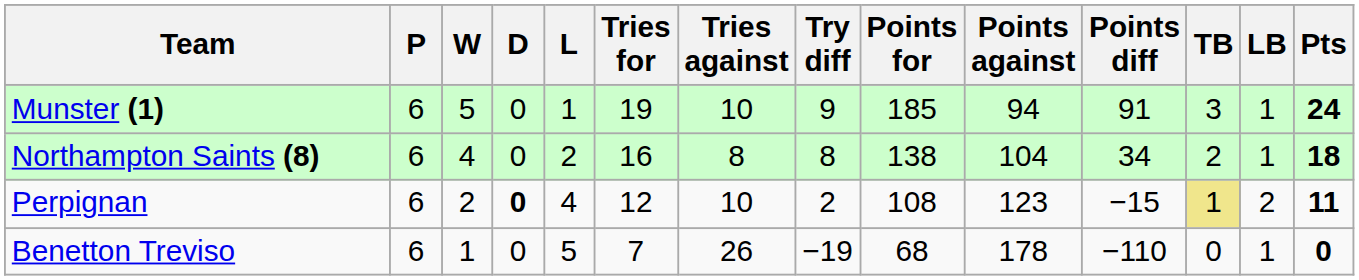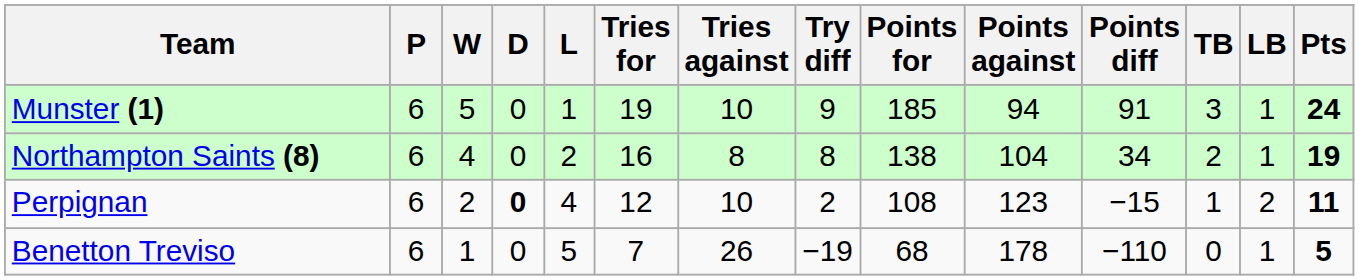(1324, 155) 18 -> (1324, 155) 19
(1214, 203) khaki background -> (1214, 203) no background
(1324, 250) 0 -> (1324, 250) 5
